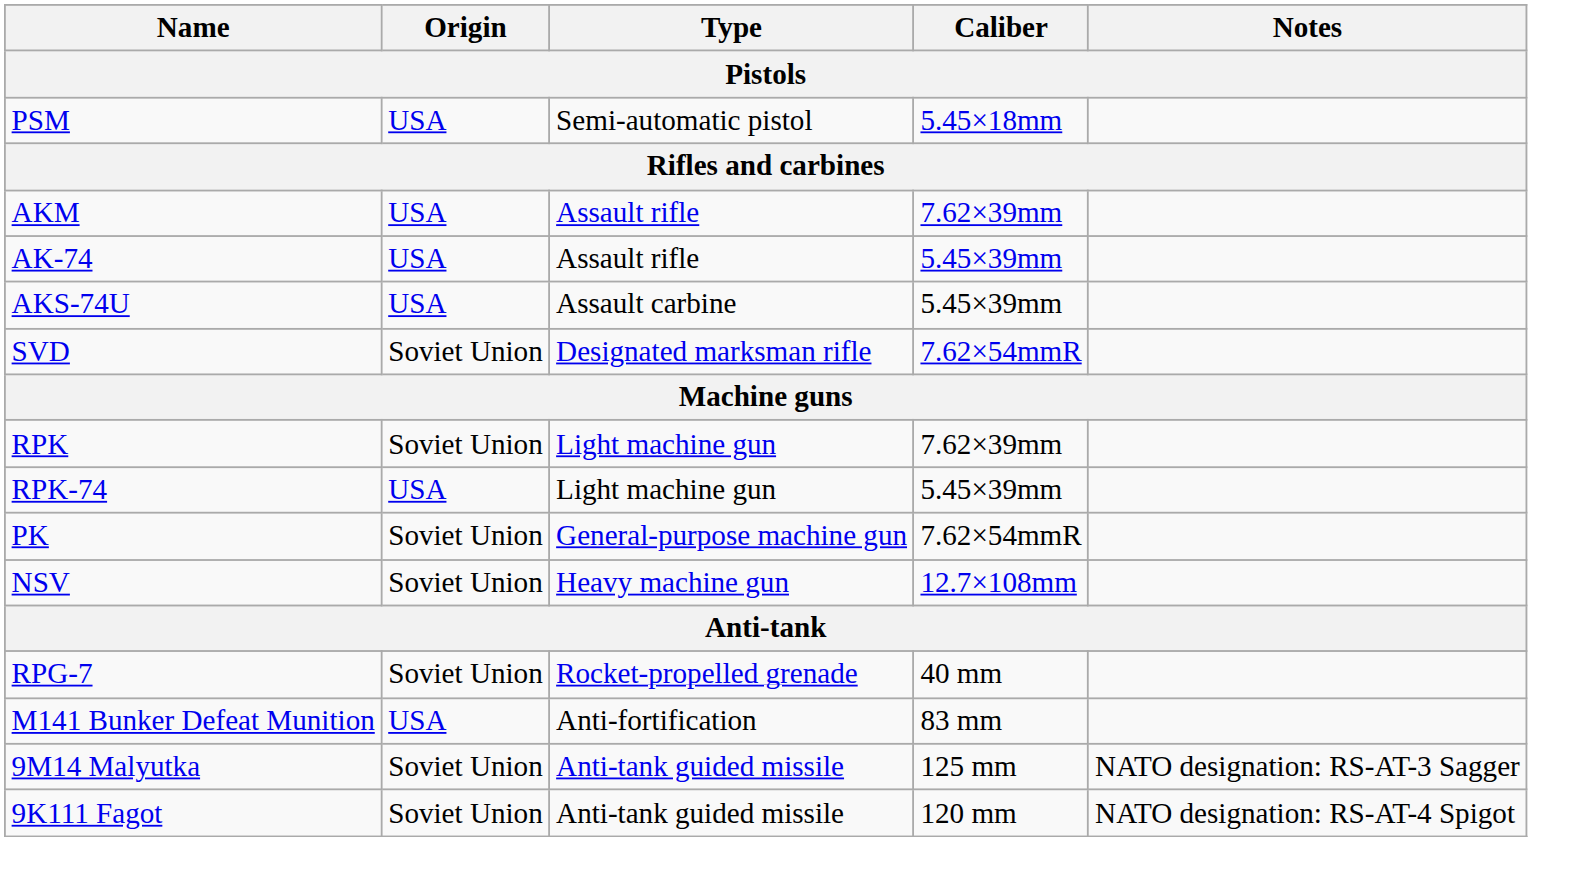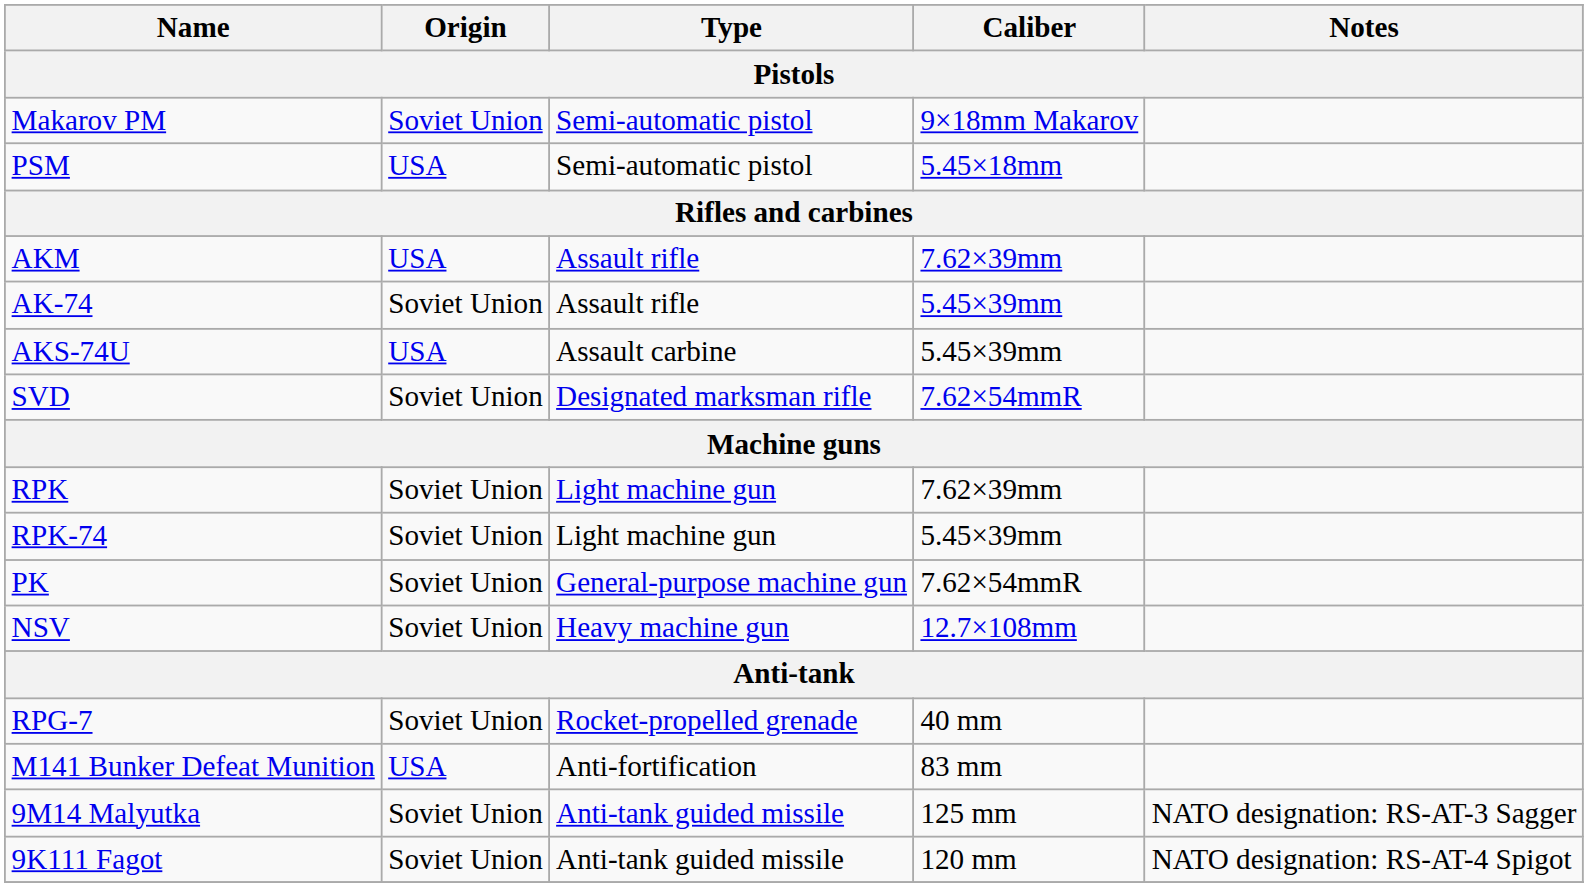+ row: (89, 119)
(417, 258) USA -> (465, 304) Soviet Union
(417, 489) USA -> (465, 535) Soviet Union
